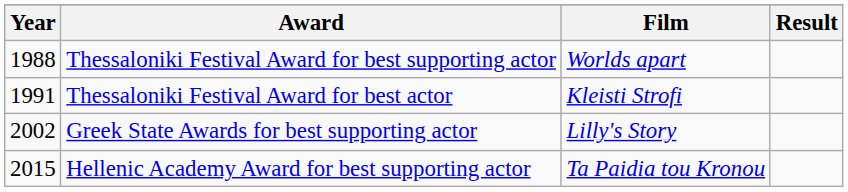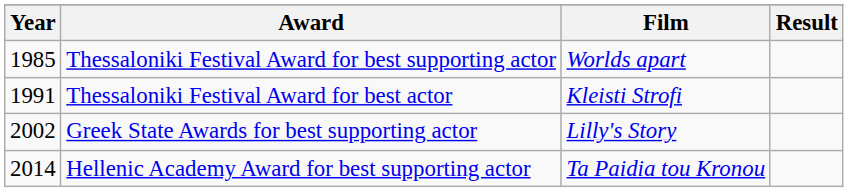(33, 58) 1988 -> (33, 58) 1985
(33, 167) 2015 -> (33, 167) 2014
